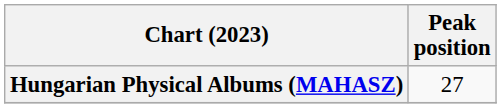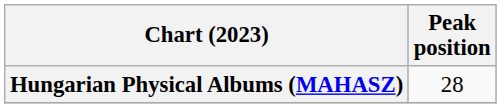(452, 84) 27 -> (452, 84) 28
